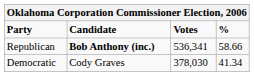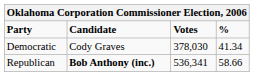rows swapped: (31, 46) <-> (31, 63)
